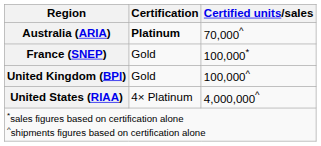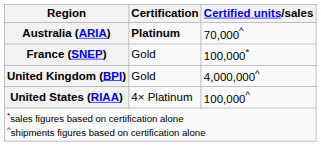(227, 76) 100,000^ -> (232, 76) 4,000,000^
(232, 97) 4,000,000^ -> (227, 97) 100,000^
